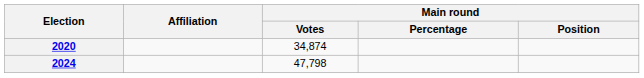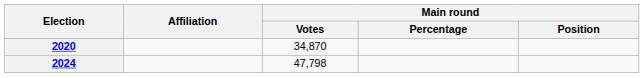(310, 47) 34,874 -> (310, 47) 34,870
